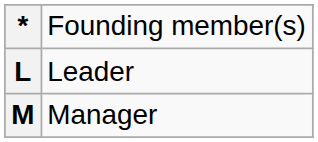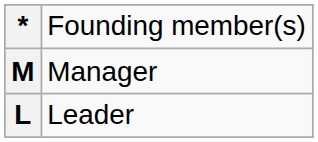rows swapped: (23, 70) <-> (23, 114)
